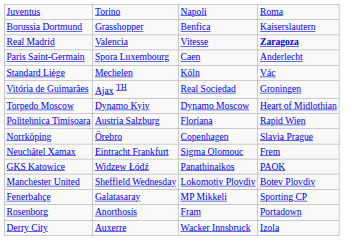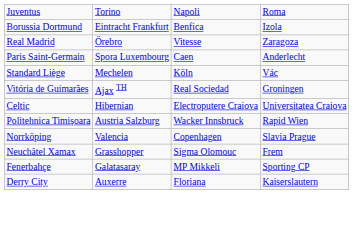(119, 27) Grasshopper -> (132, 27) Eintracht Frankfurt
(288, 27) Kaiserslautern -> (272, 27) Izola
(111, 42) Valencia -> (109, 42) Örebro
(279, 42) bold -> (280, 42) normal
- row: (40, 106)
+ row: (18, 106)
(197, 121) Floriana -> (209, 121) Wacker Innsbruck
(109, 136) Örebro -> (111, 136) Valencia
(132, 151) Eintracht Frankfurt -> (119, 151) Grasshopper
- row: (36, 166)
- row: (43, 182)
- row: (27, 212)
(216, 227) Wacker Innsbruck -> (190, 182) Floriana
(270, 227) Izola -> (290, 182) Kaiserslautern
